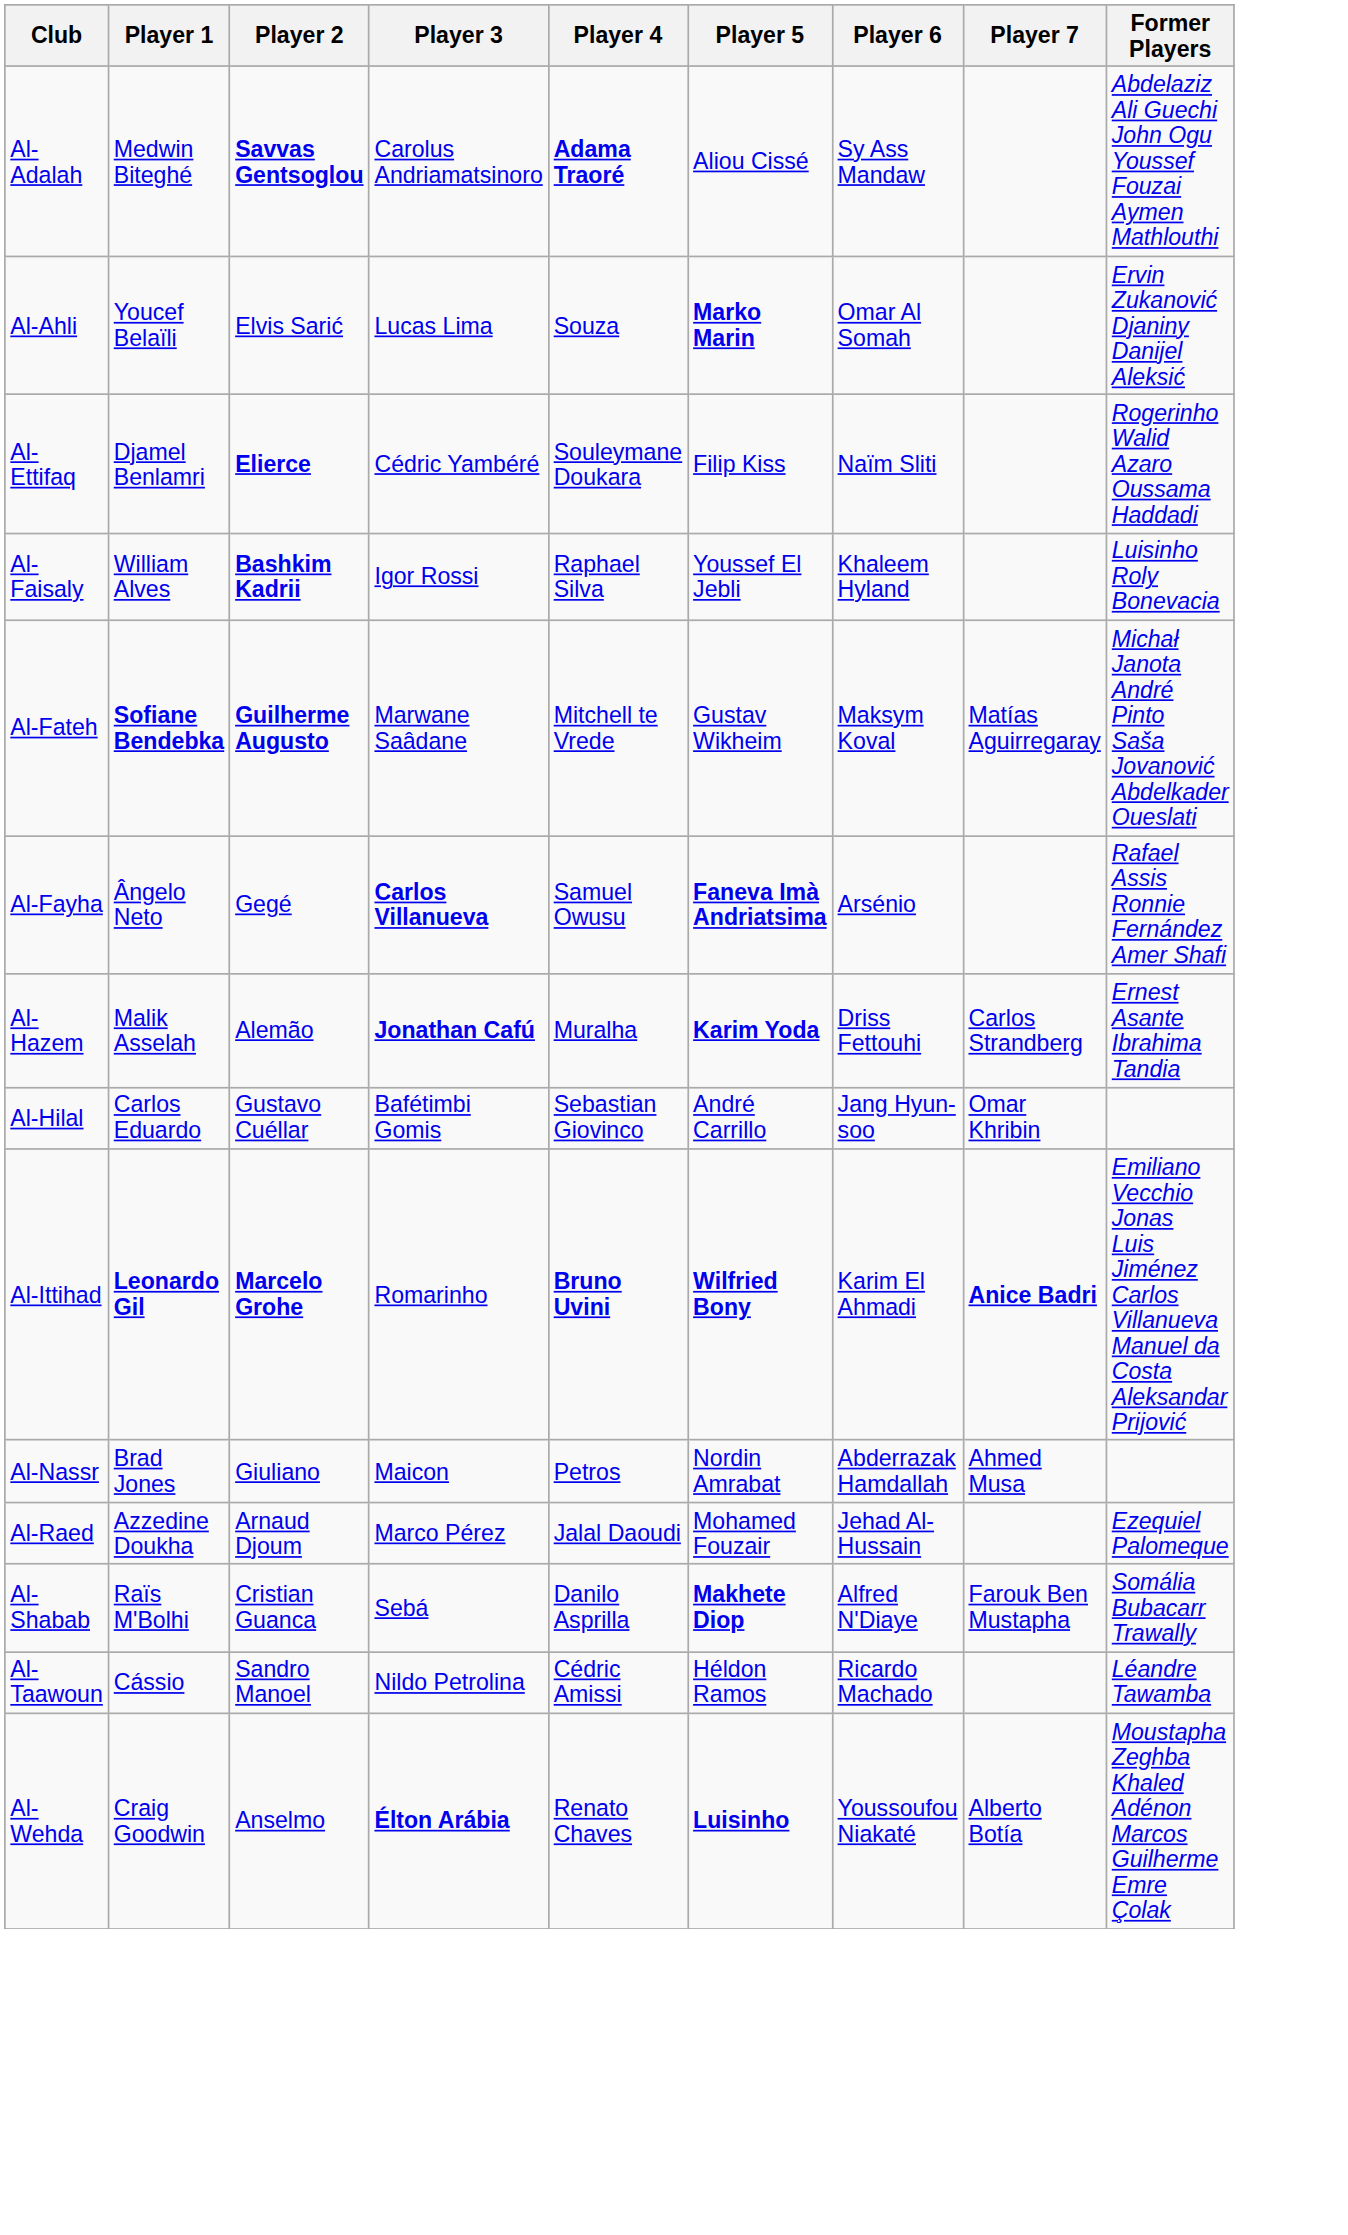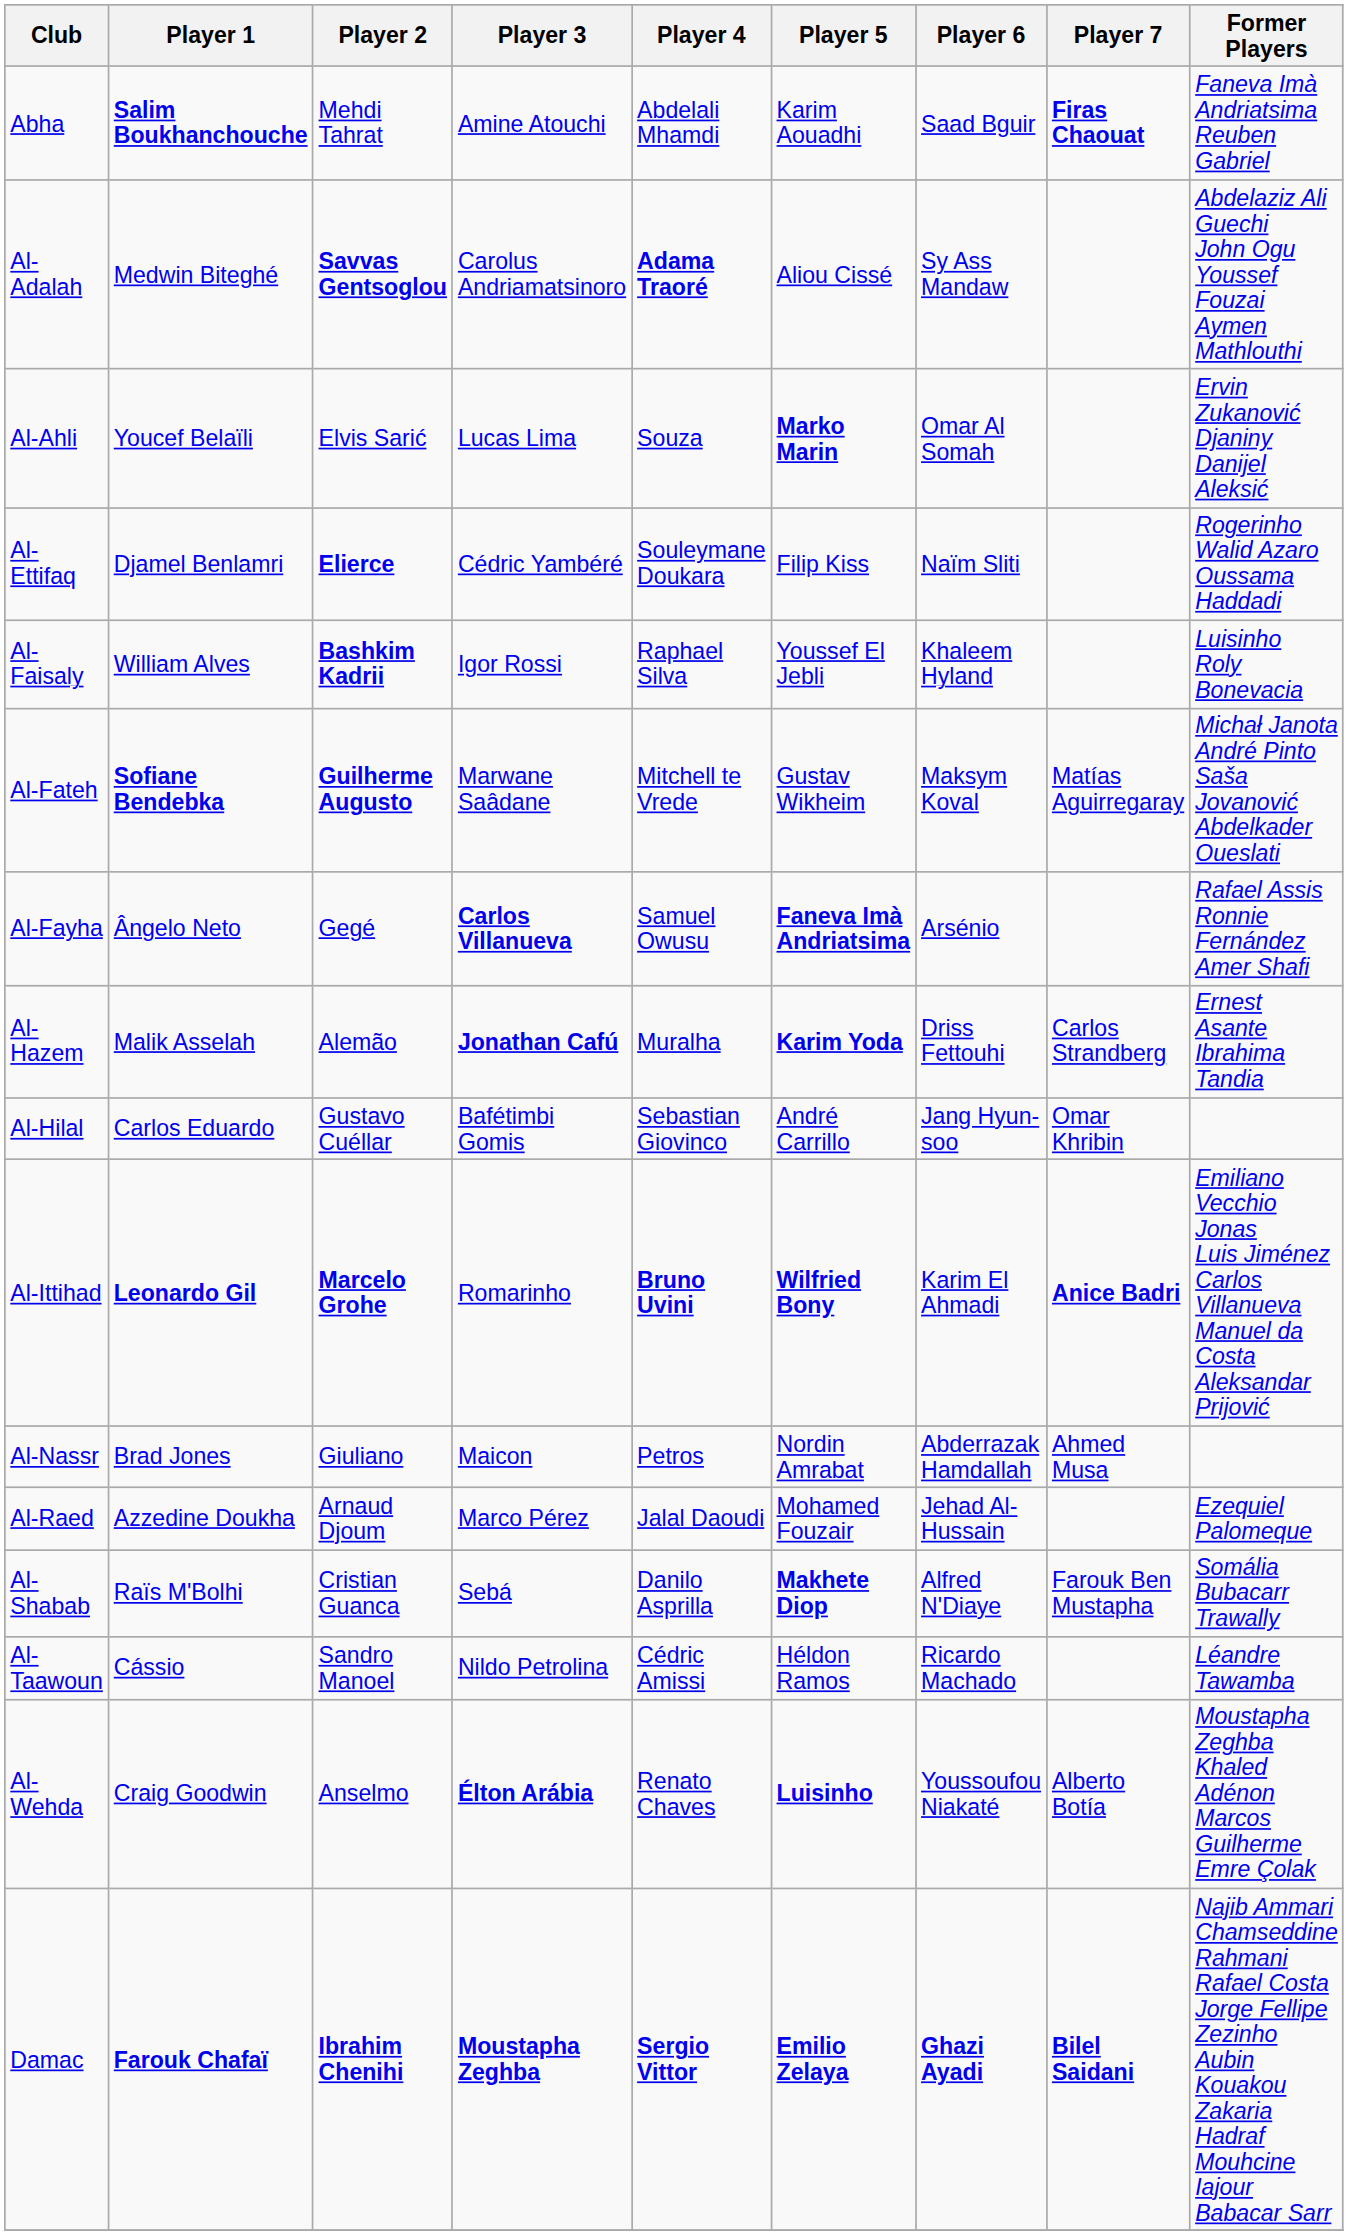+ row: (37, 123)
+ row: (47, 2059)
